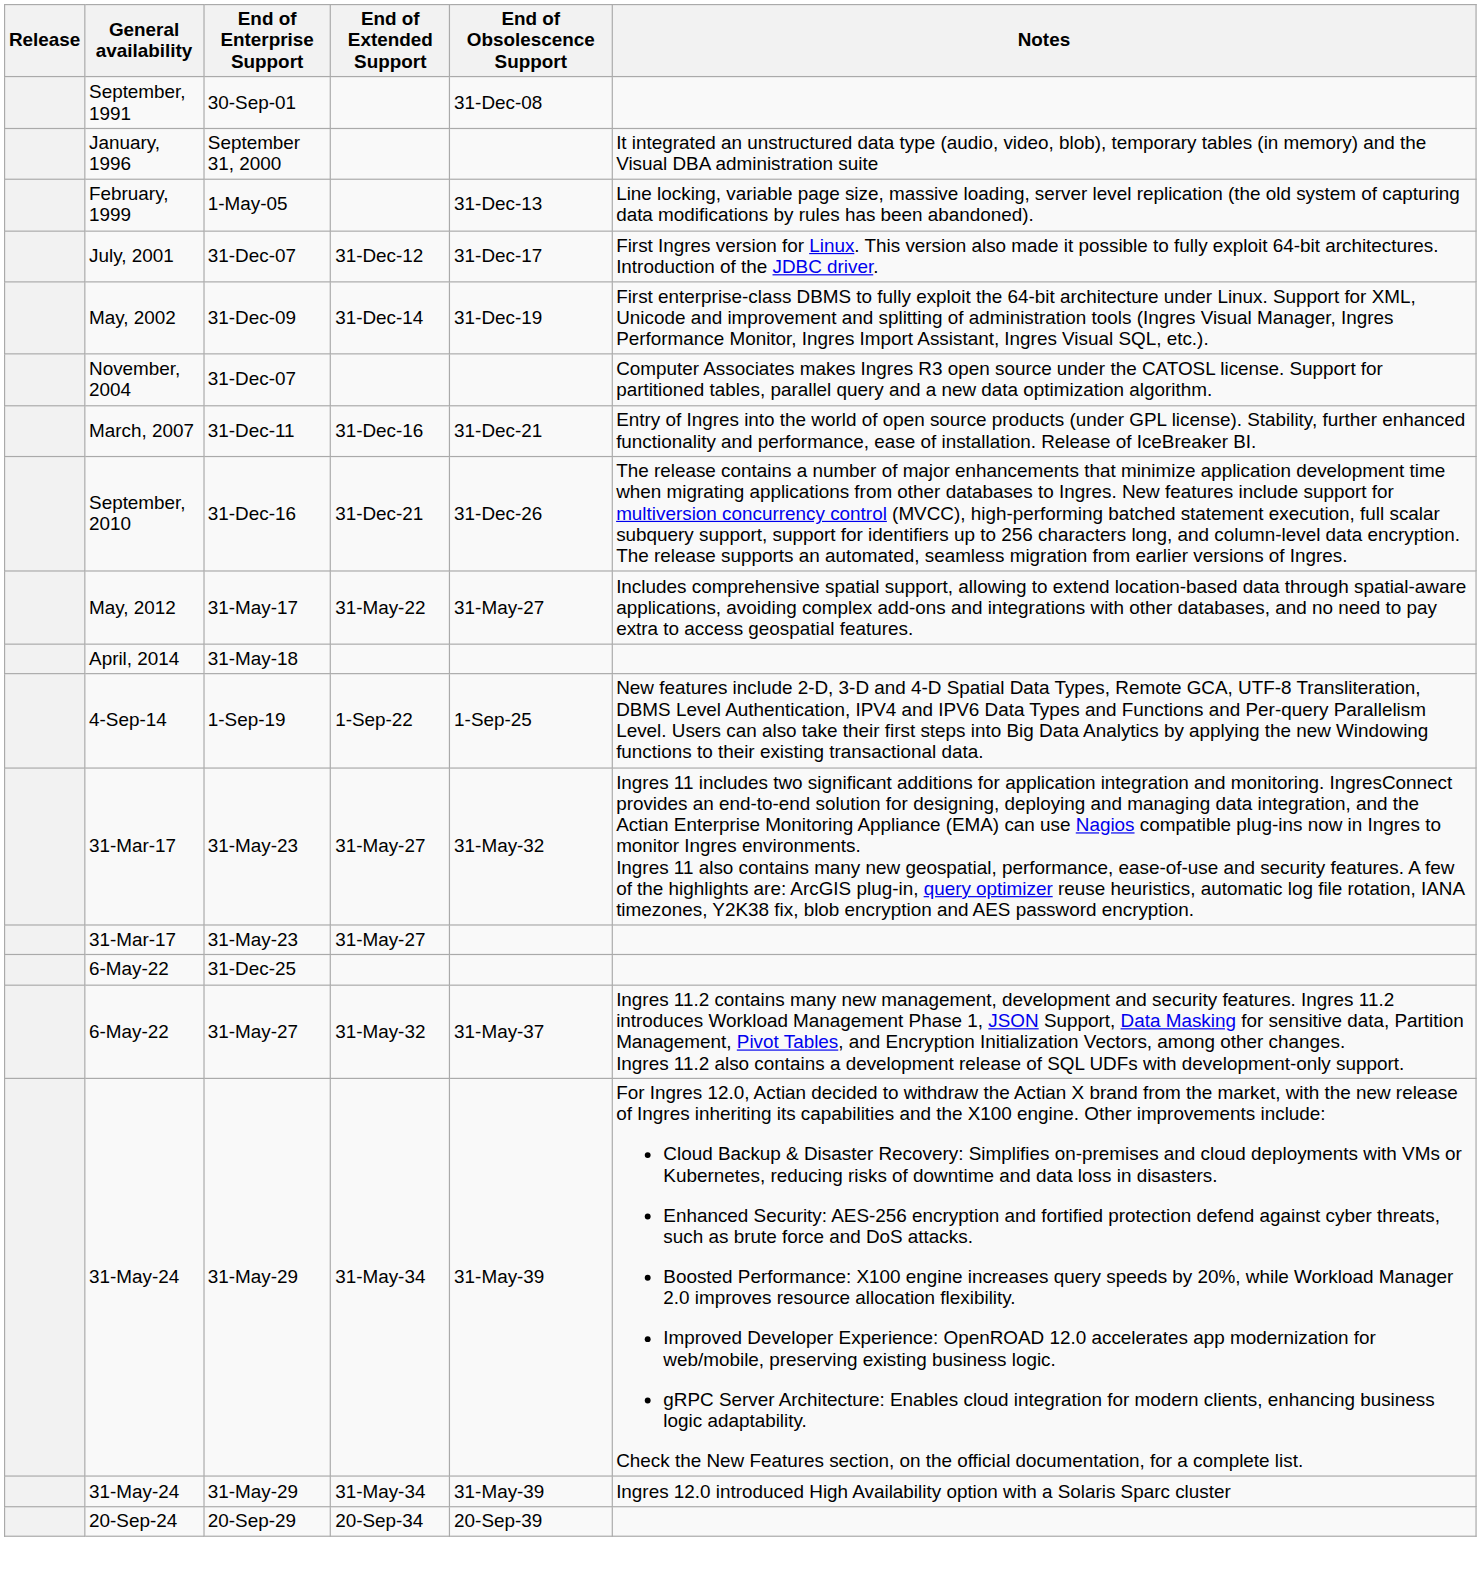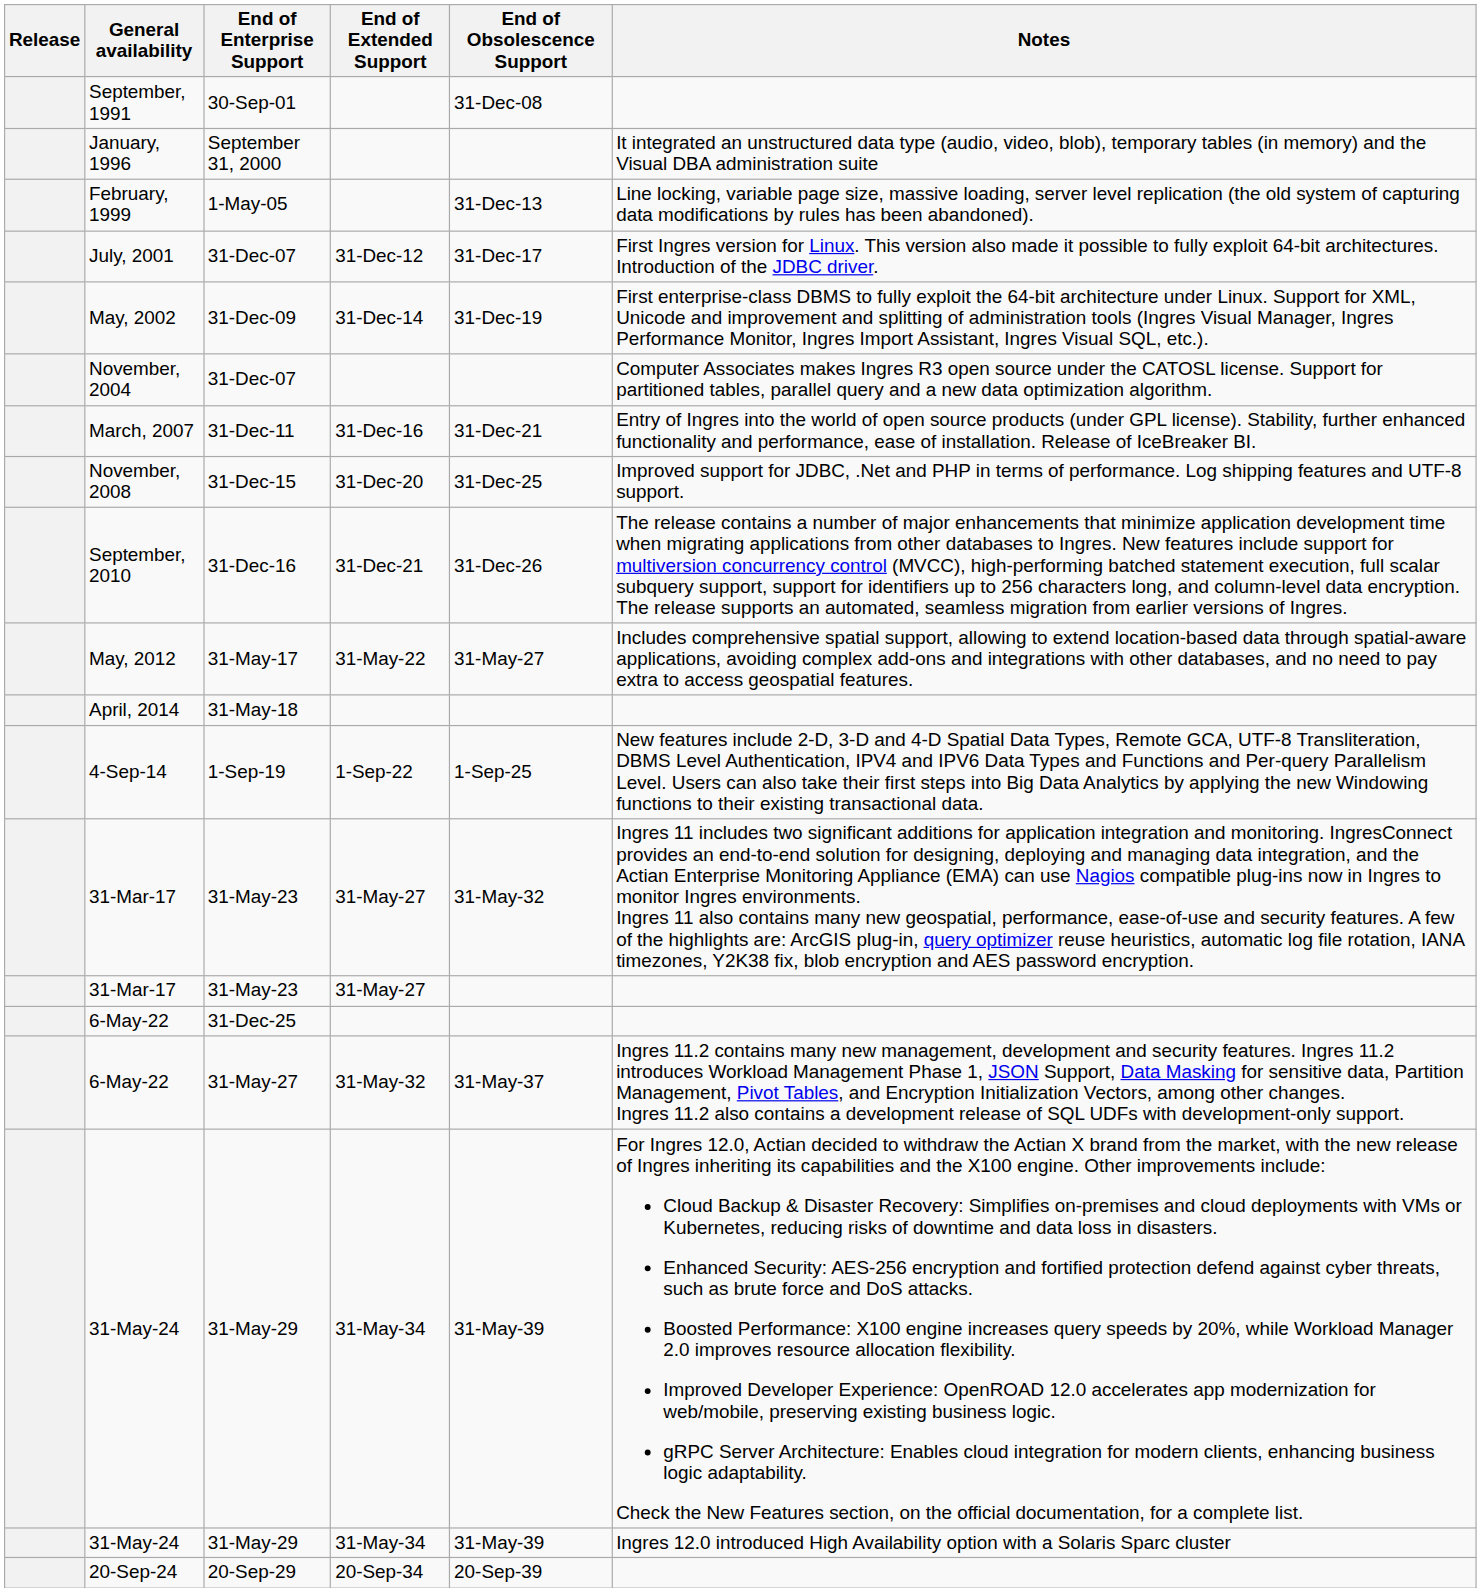+ row: (135, 482)
